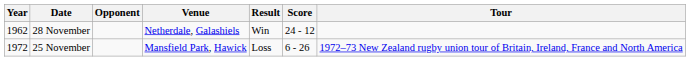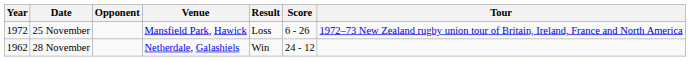rows swapped: (61, 30) <-> (61, 47)
